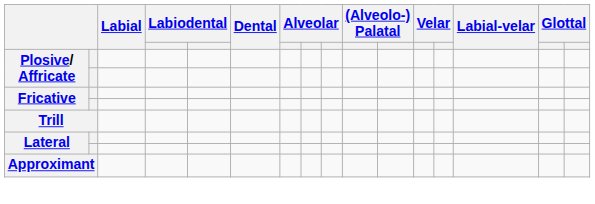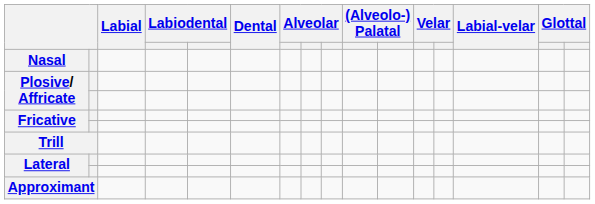+ row: (47, 60)
